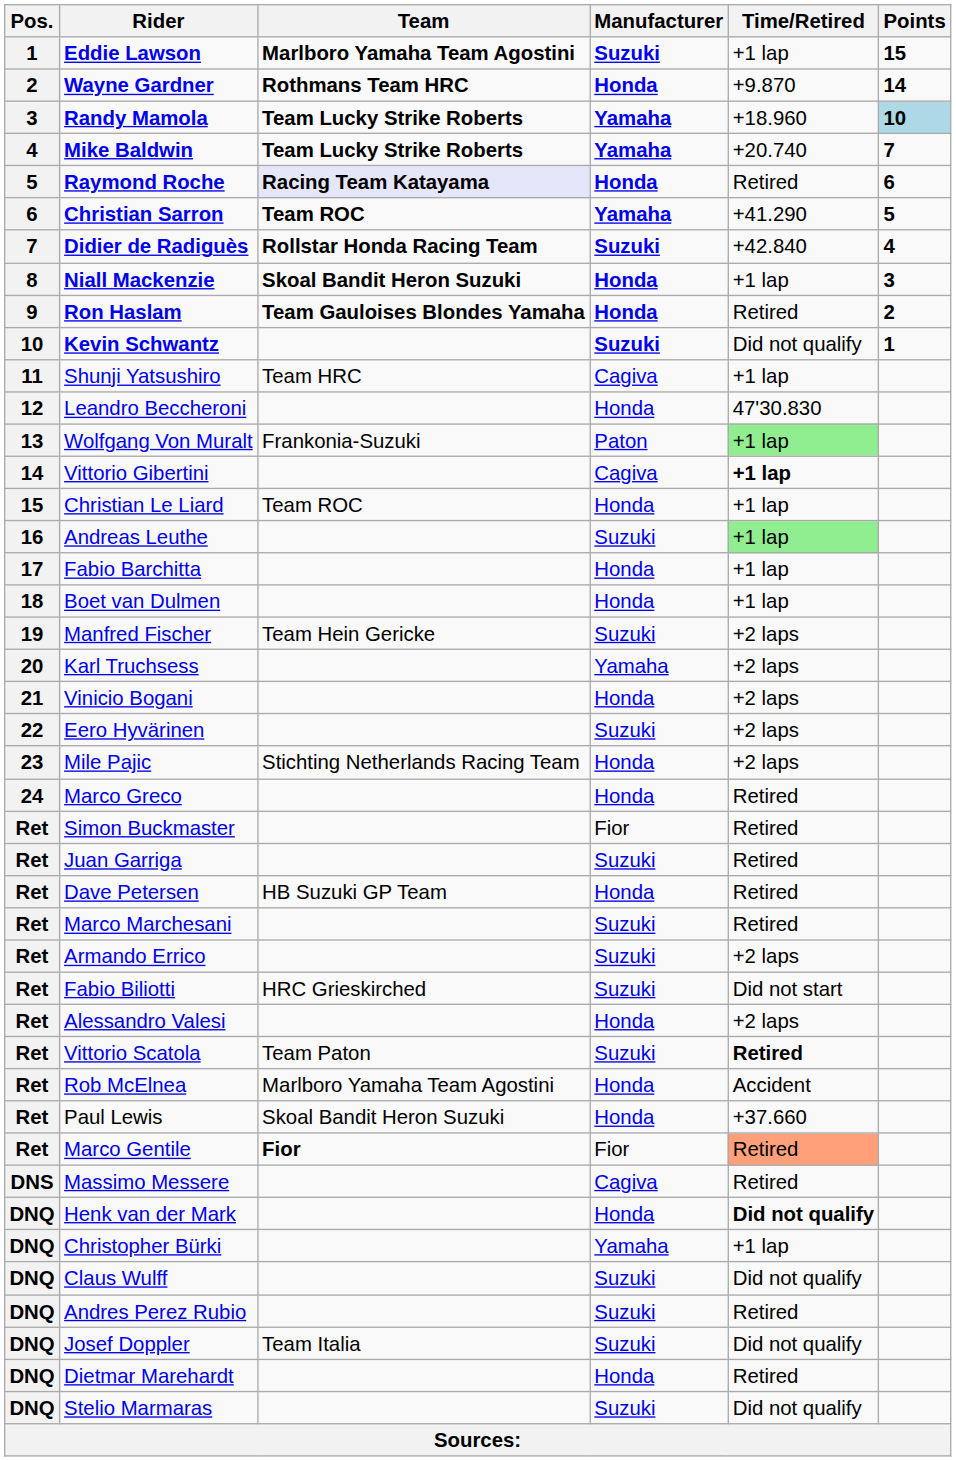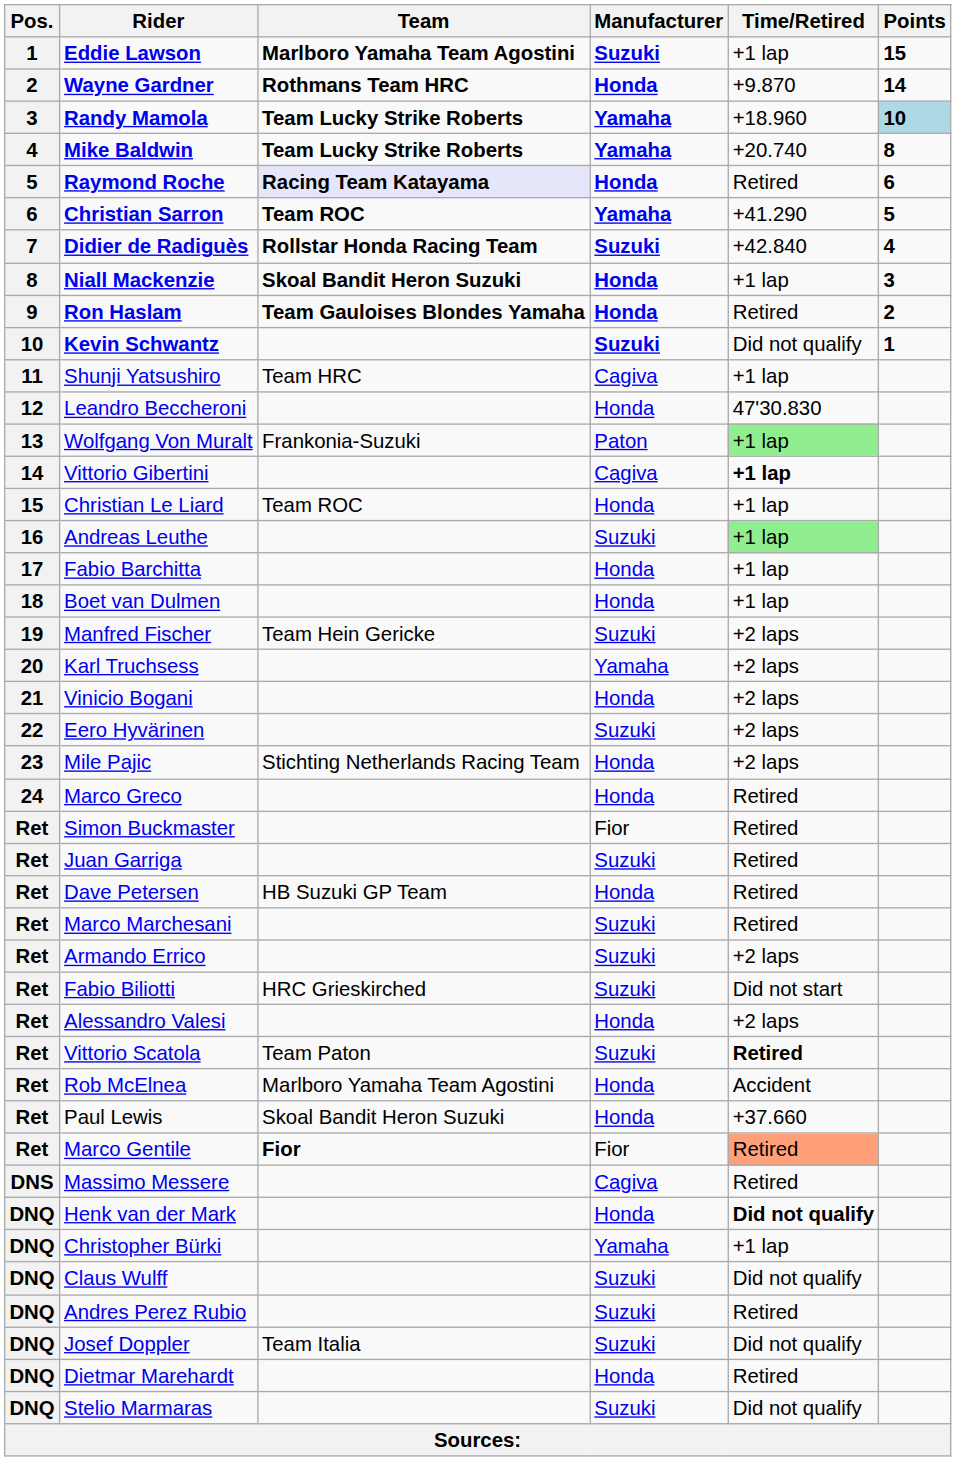(889, 150) 7 -> (889, 150) 8
